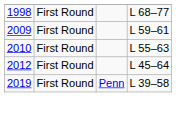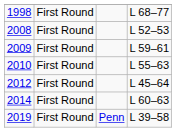+ row: (19, 30)
+ row: (19, 100)
